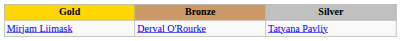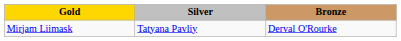columns swapped: (331, 12) <-> (200, 12)
